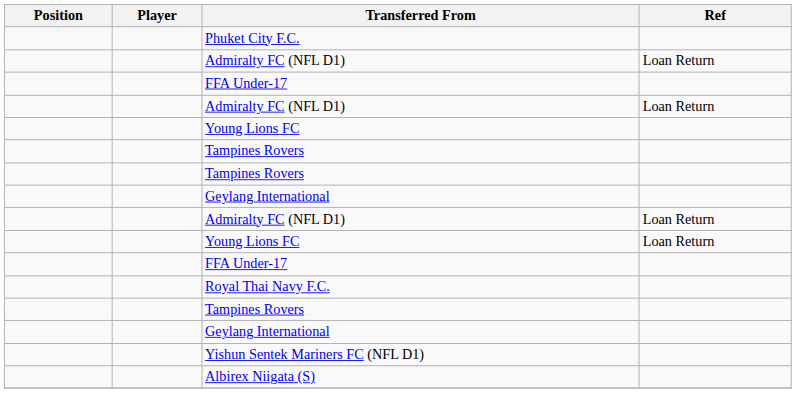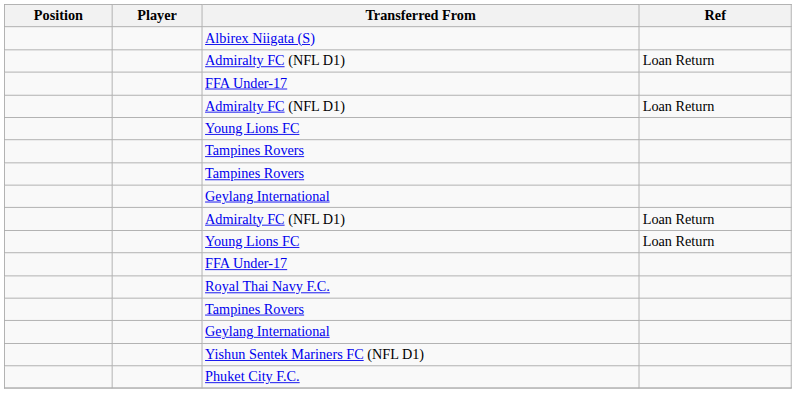rows swapped: (260, 377) <-> (252, 38)
